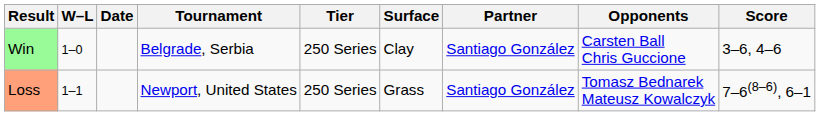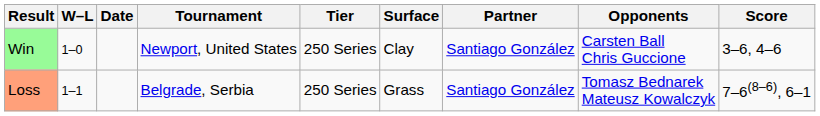(197, 49) Belgrade, Serbia -> (219, 49) Newport, United States
(219, 90) Newport, United States -> (197, 90) Belgrade, Serbia
